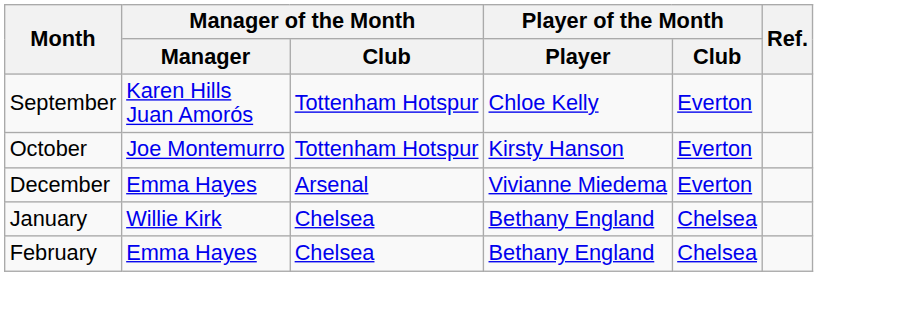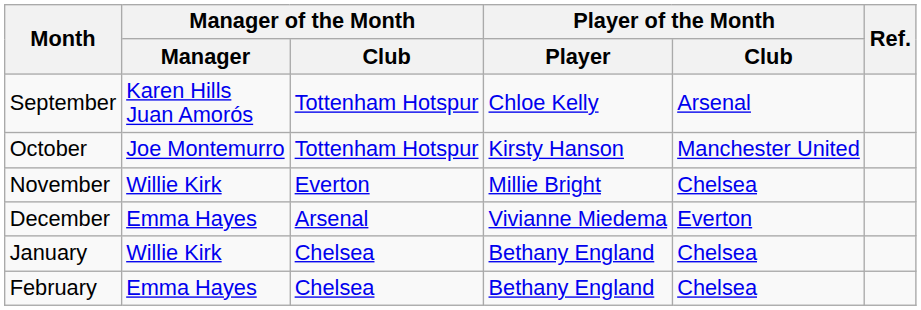(715, 103) Everton -> (714, 103) Arsenal
(715, 149) Everton -> (769, 149) Manchester United
+ row: (60, 184)
